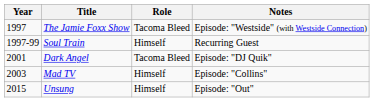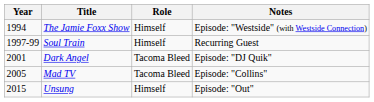(16, 27) 1997 -> (16, 27) 1994
(162, 27) Tacoma Bleed -> (150, 27) Himself
(16, 74) 2003 -> (16, 74) 2005
(150, 74) Himself -> (162, 74) Tacoma Bleed
